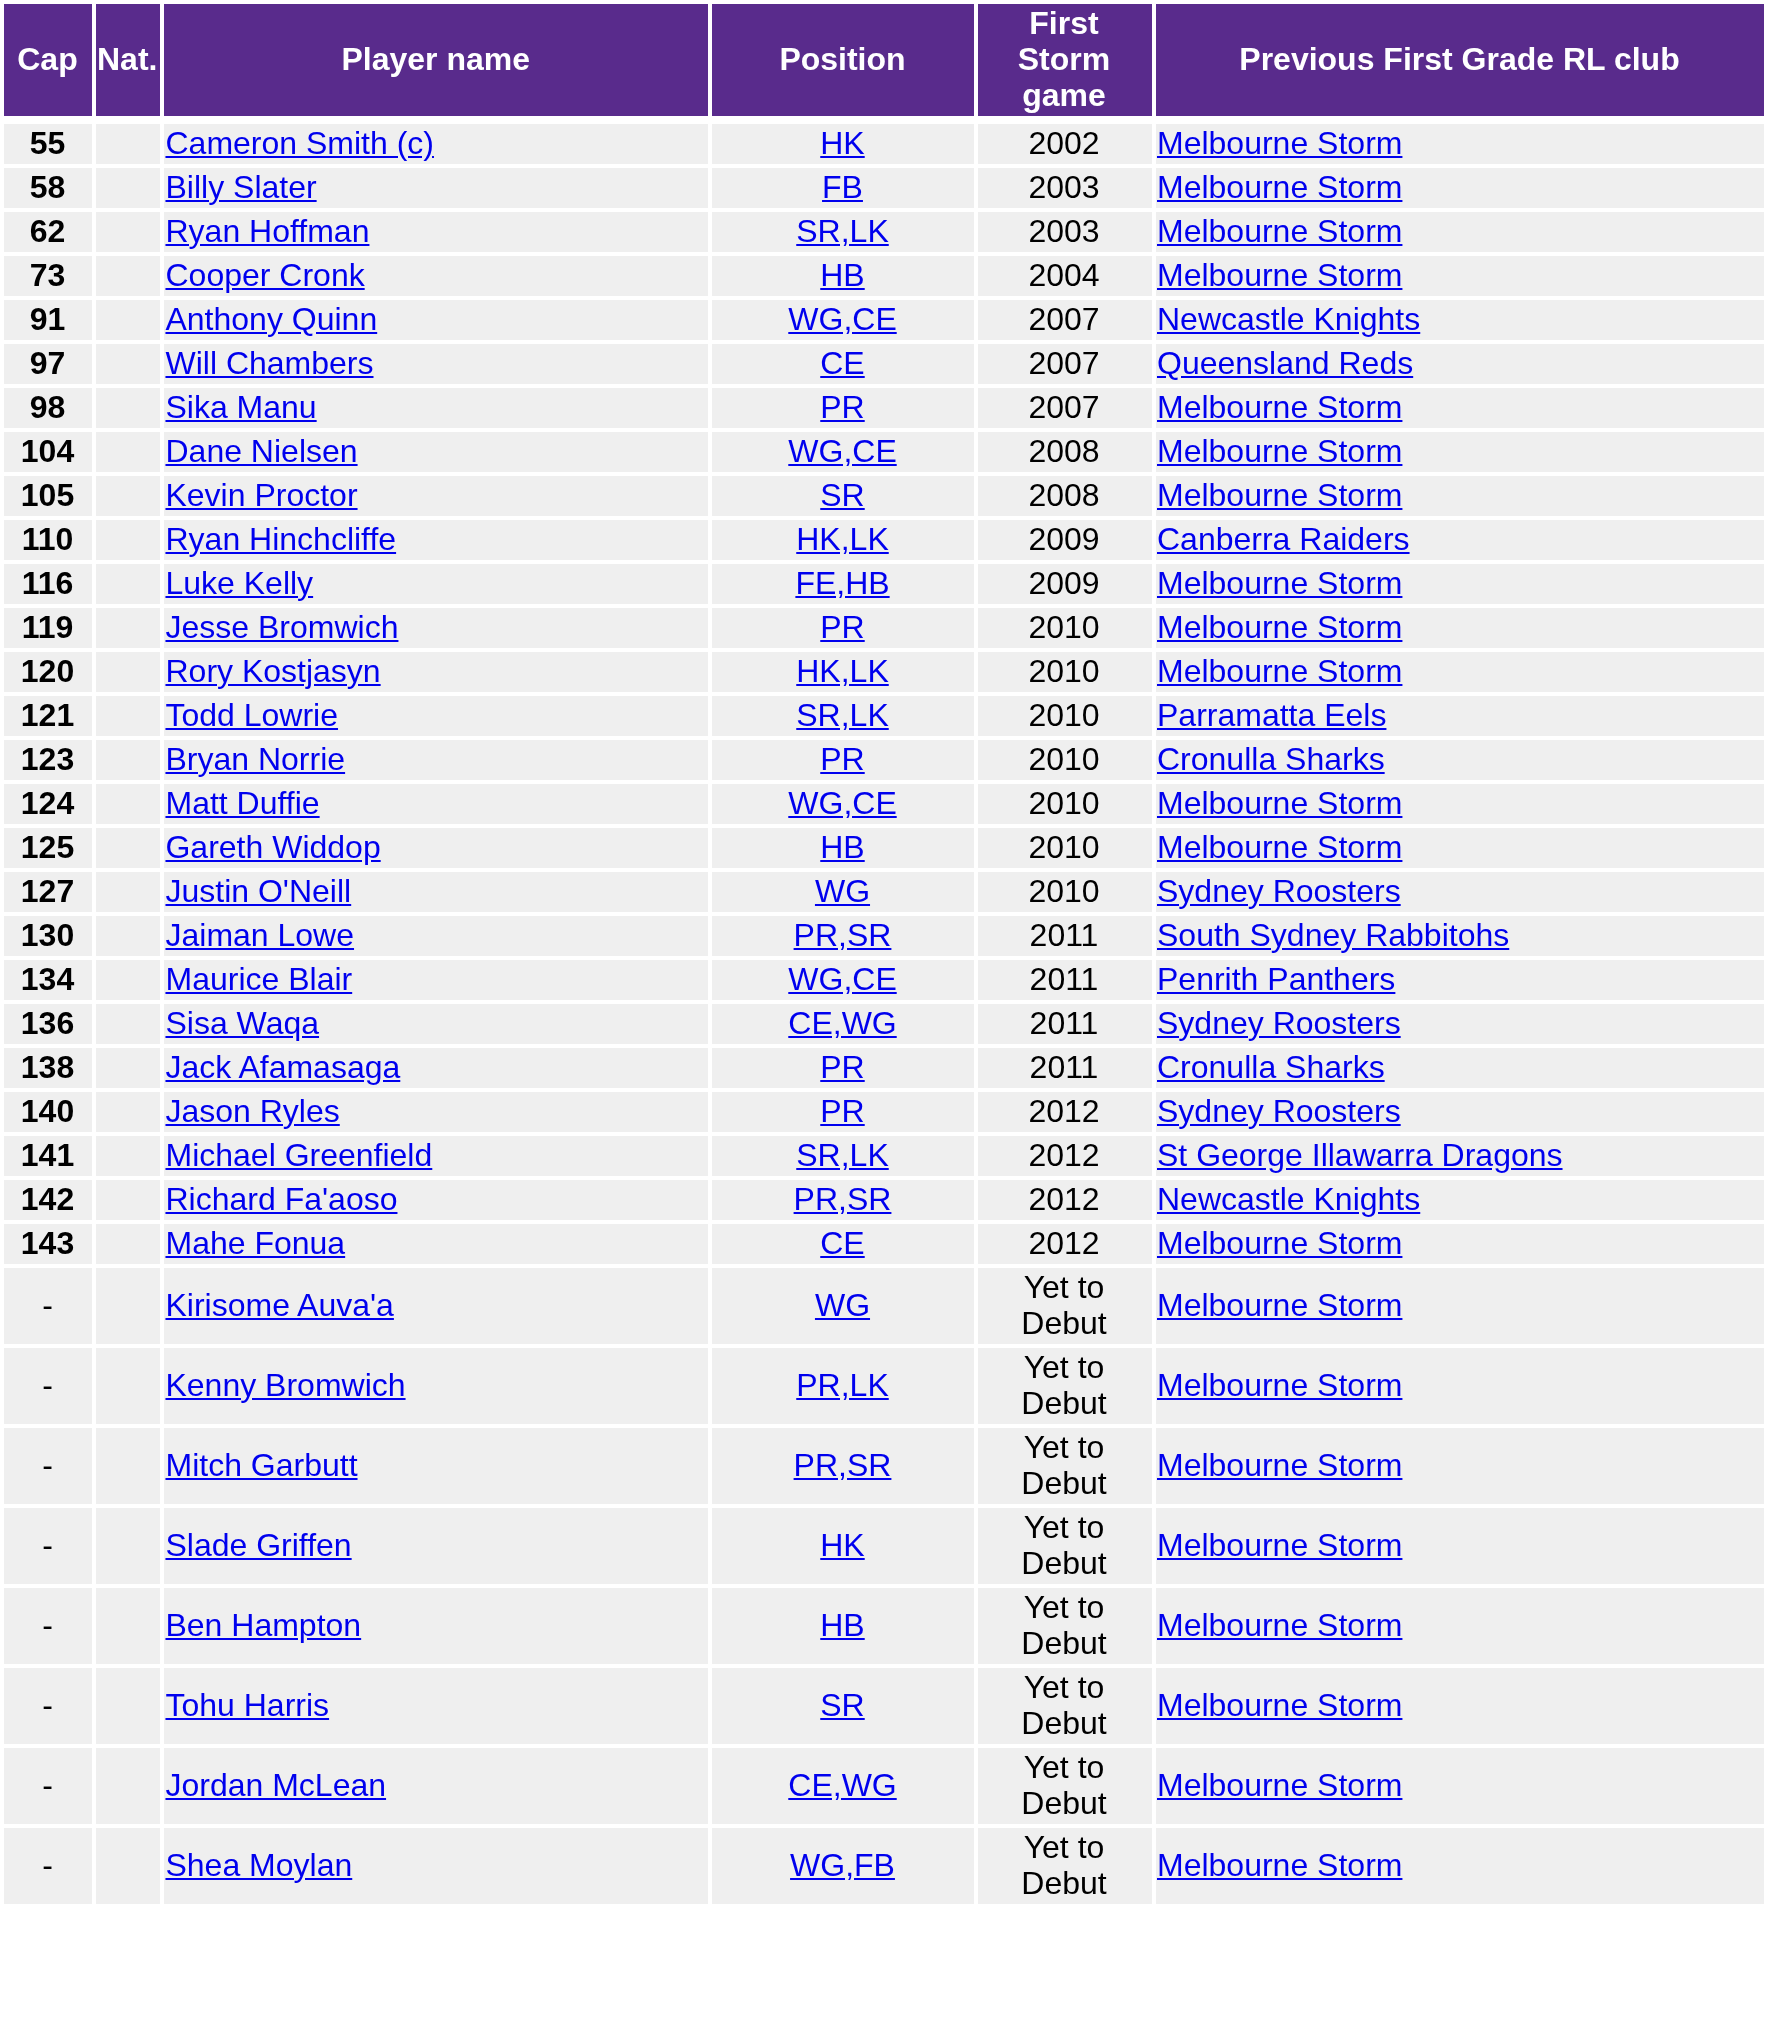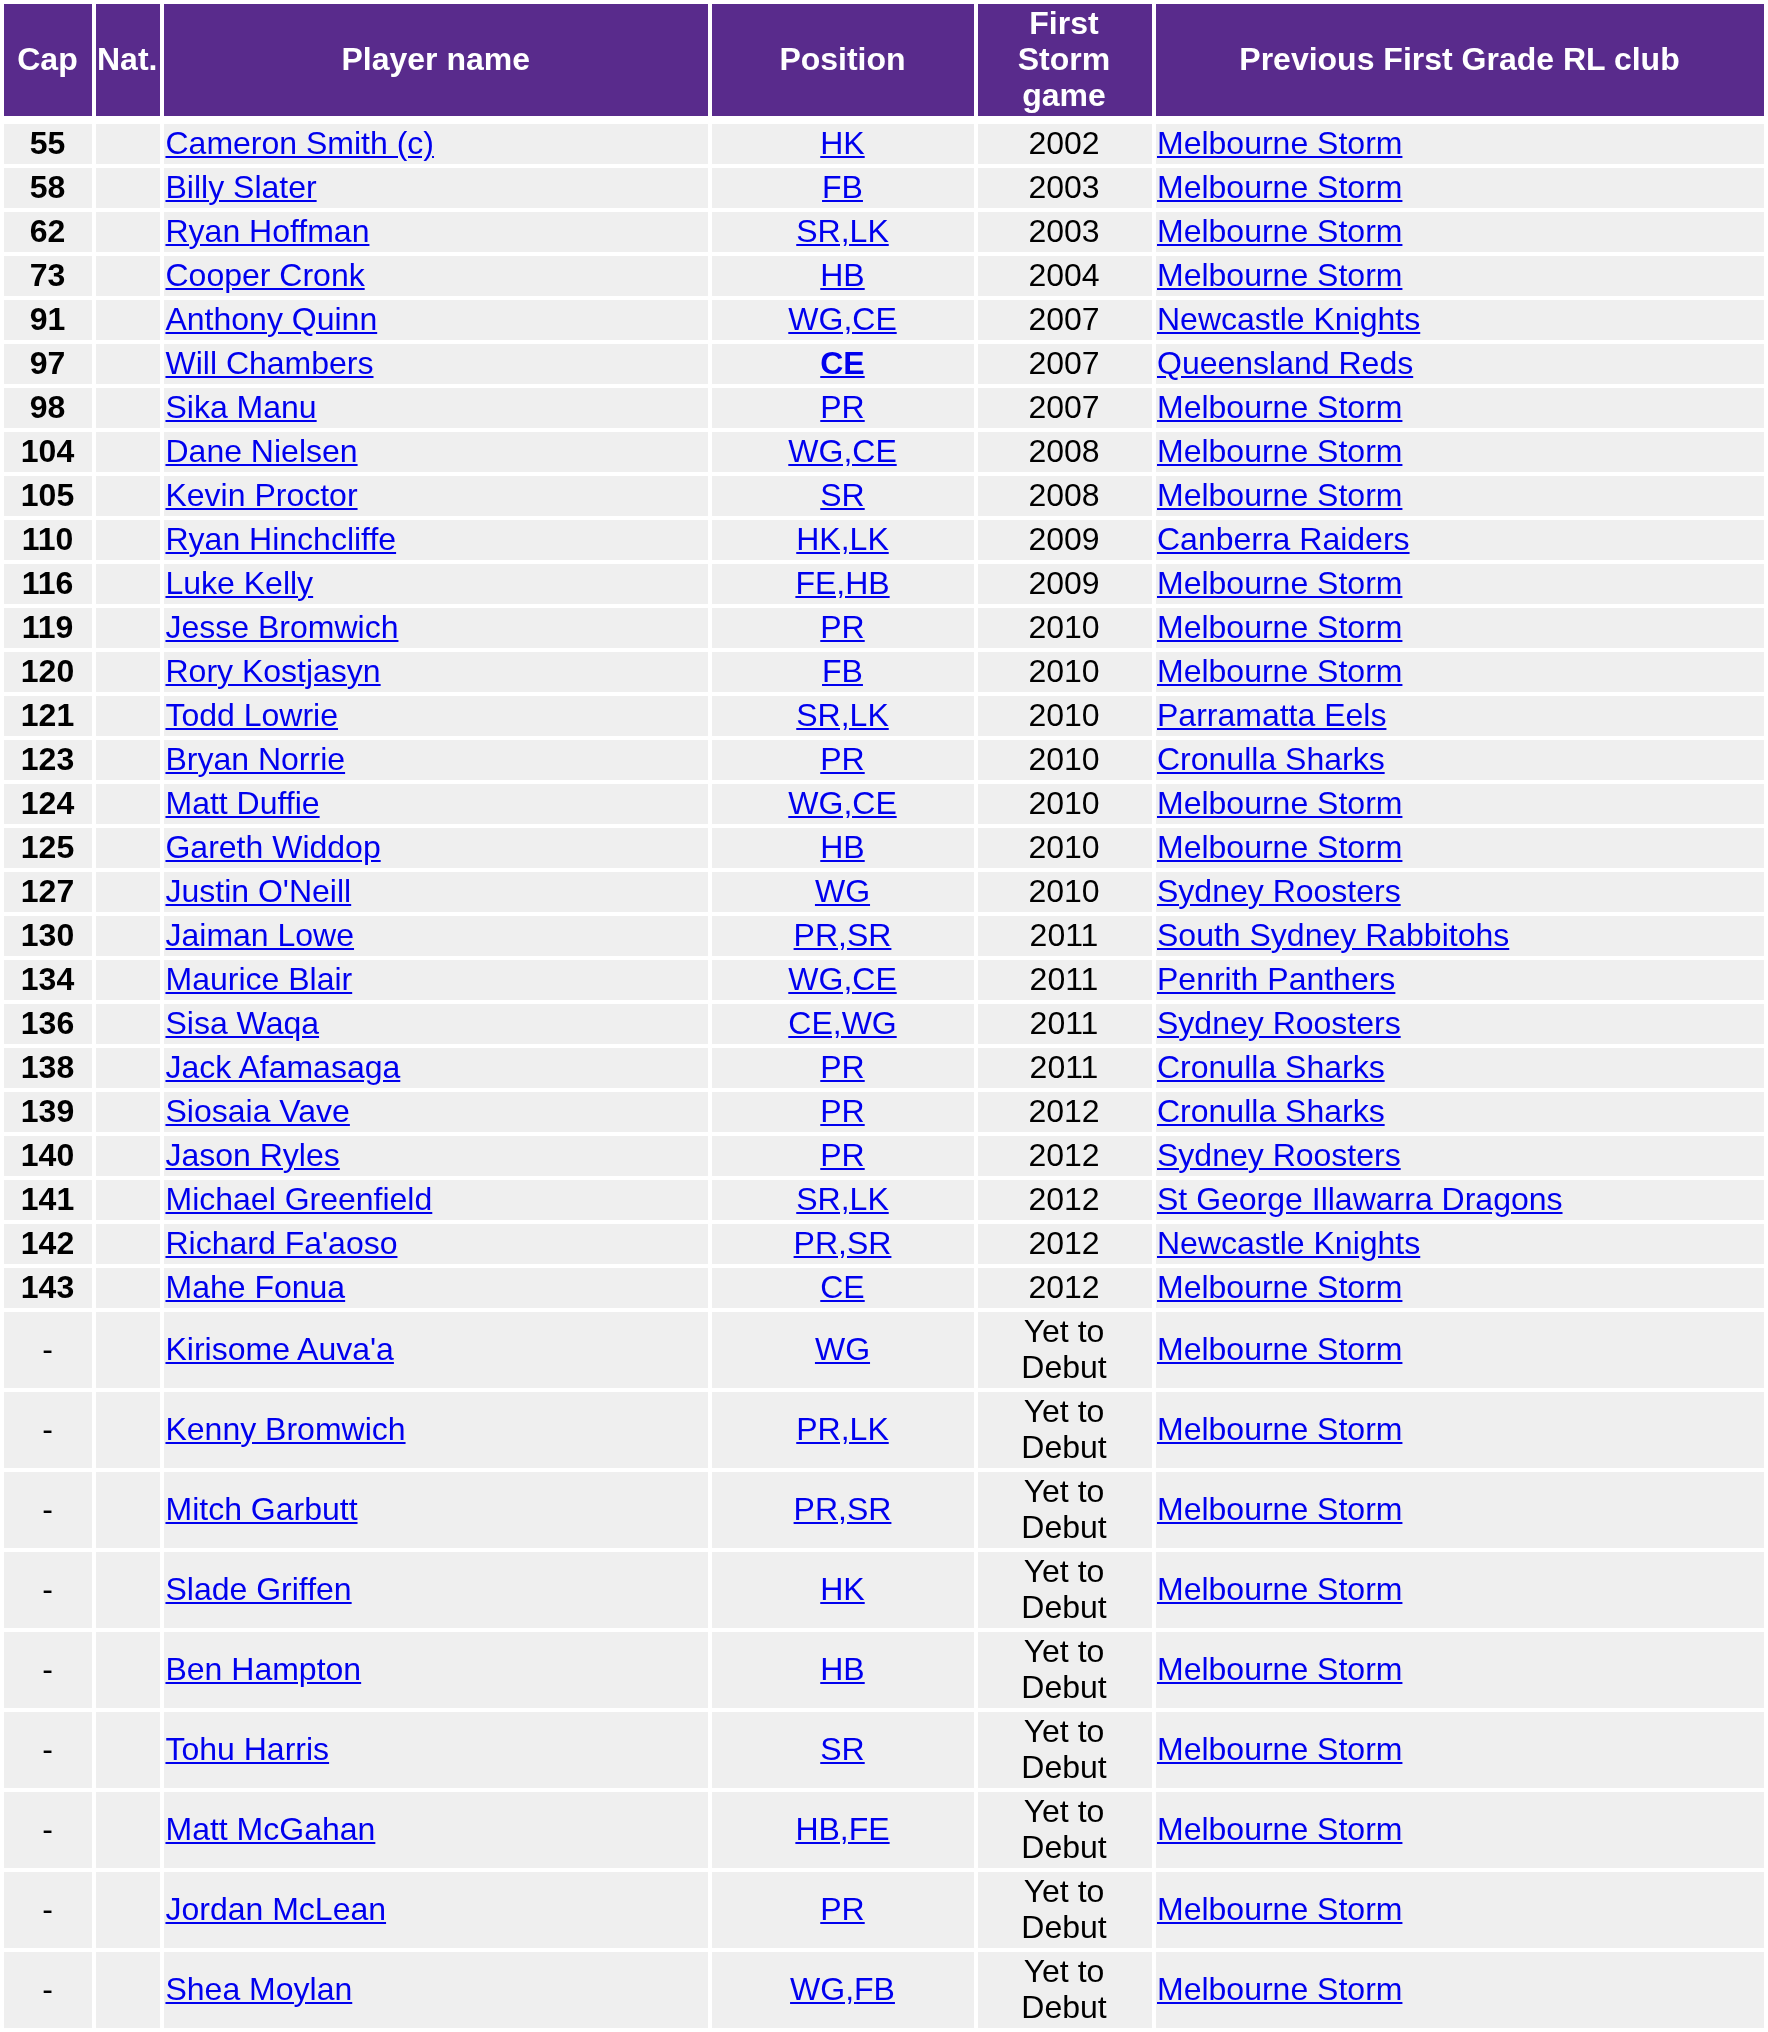(842, 363) normal -> (842, 363) bold
(842, 671) HK,LK -> (842, 671) FB
+ row: (258, 1111)
+ row: (270, 1829)
(842, 1785) CE,WG -> (842, 1909) PR
